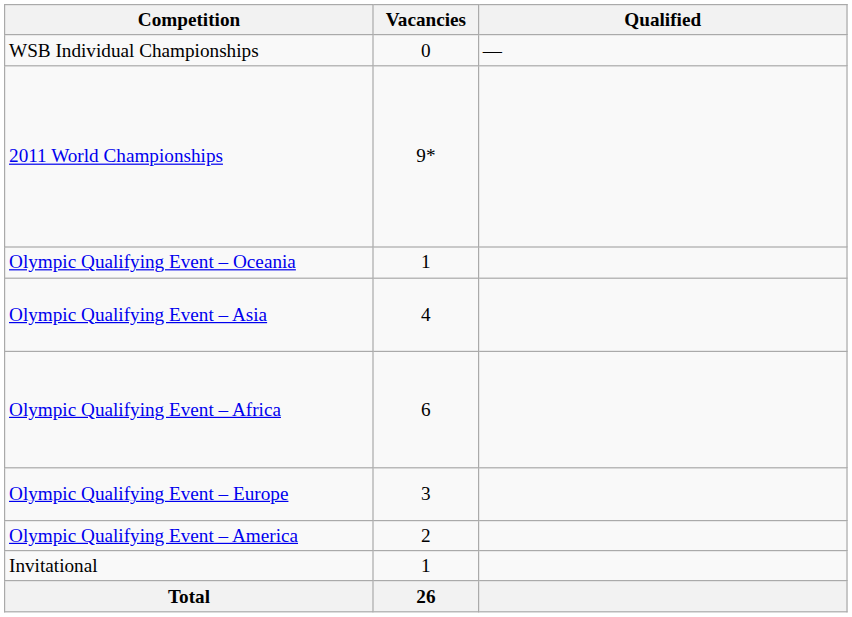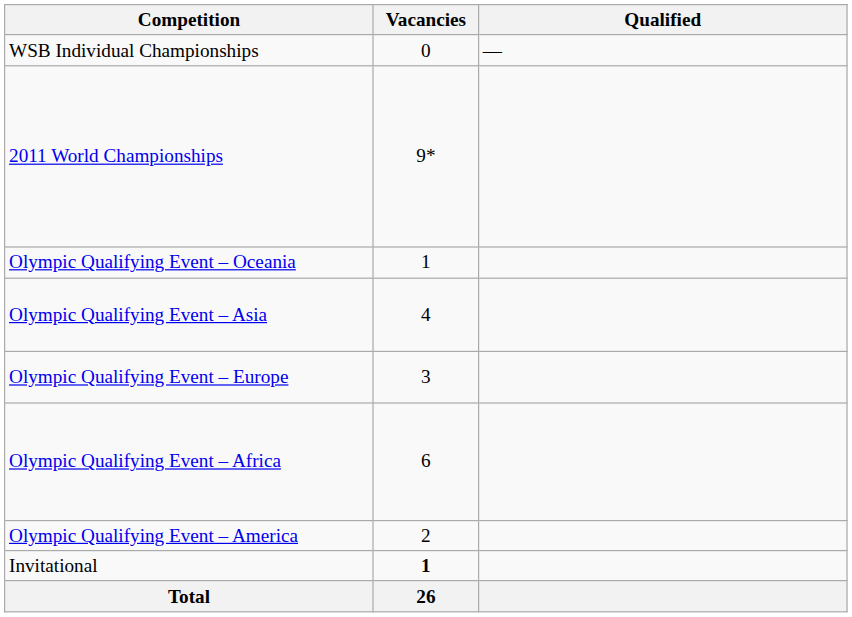rows swapped: (149, 494) <-> (145, 409)
(426, 565) normal -> (426, 565) bold
